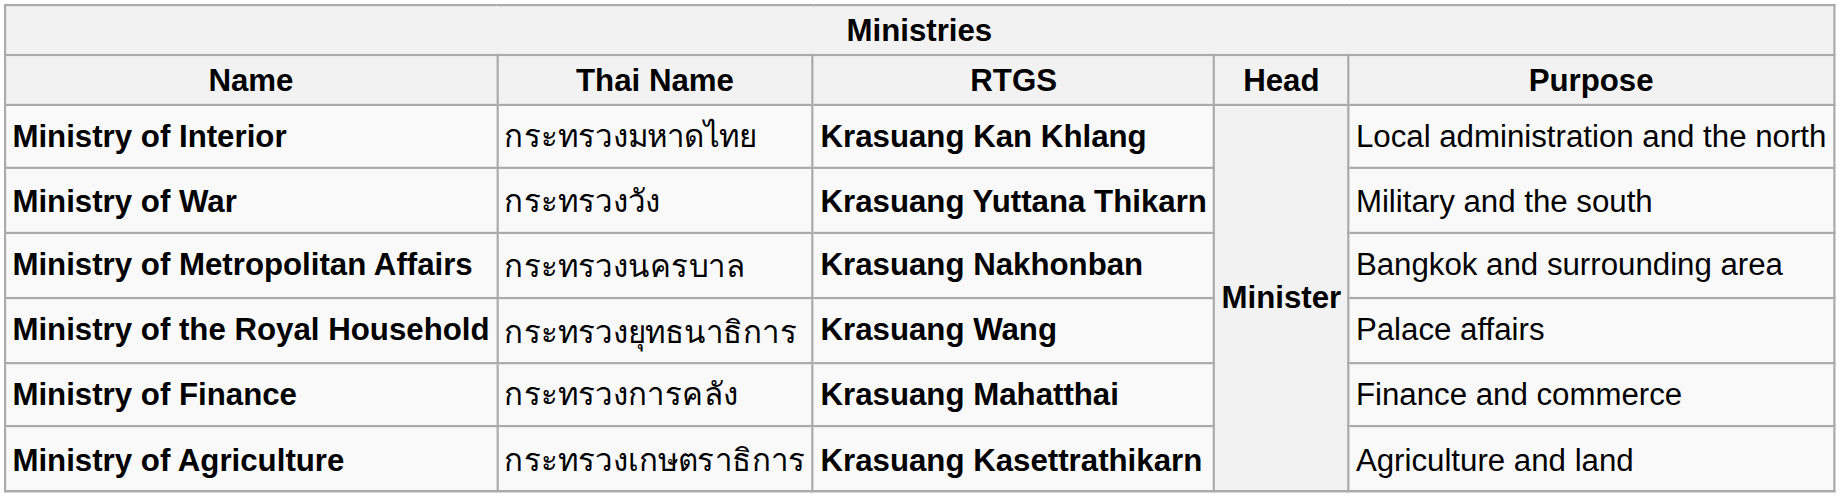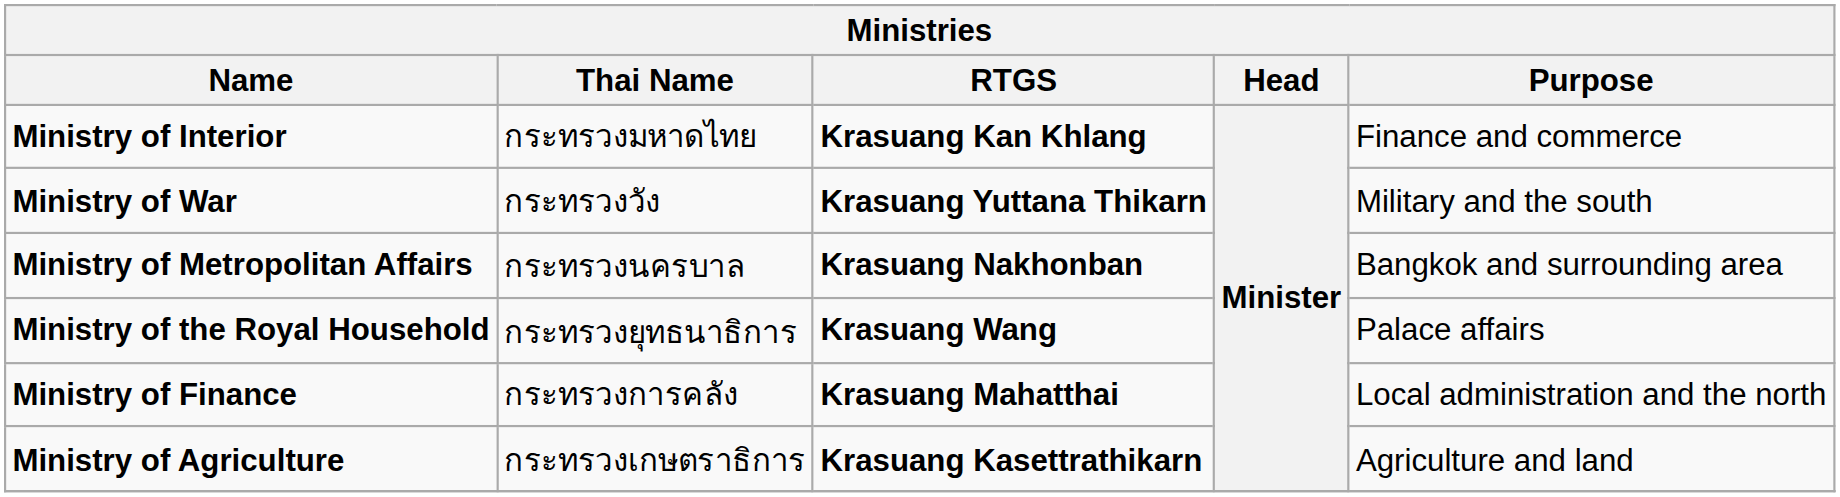(1591, 136) Local administration and the north -> (1519, 136) Finance and commerce
(1519, 395) Finance and commerce -> (1591, 395) Local administration and the north
